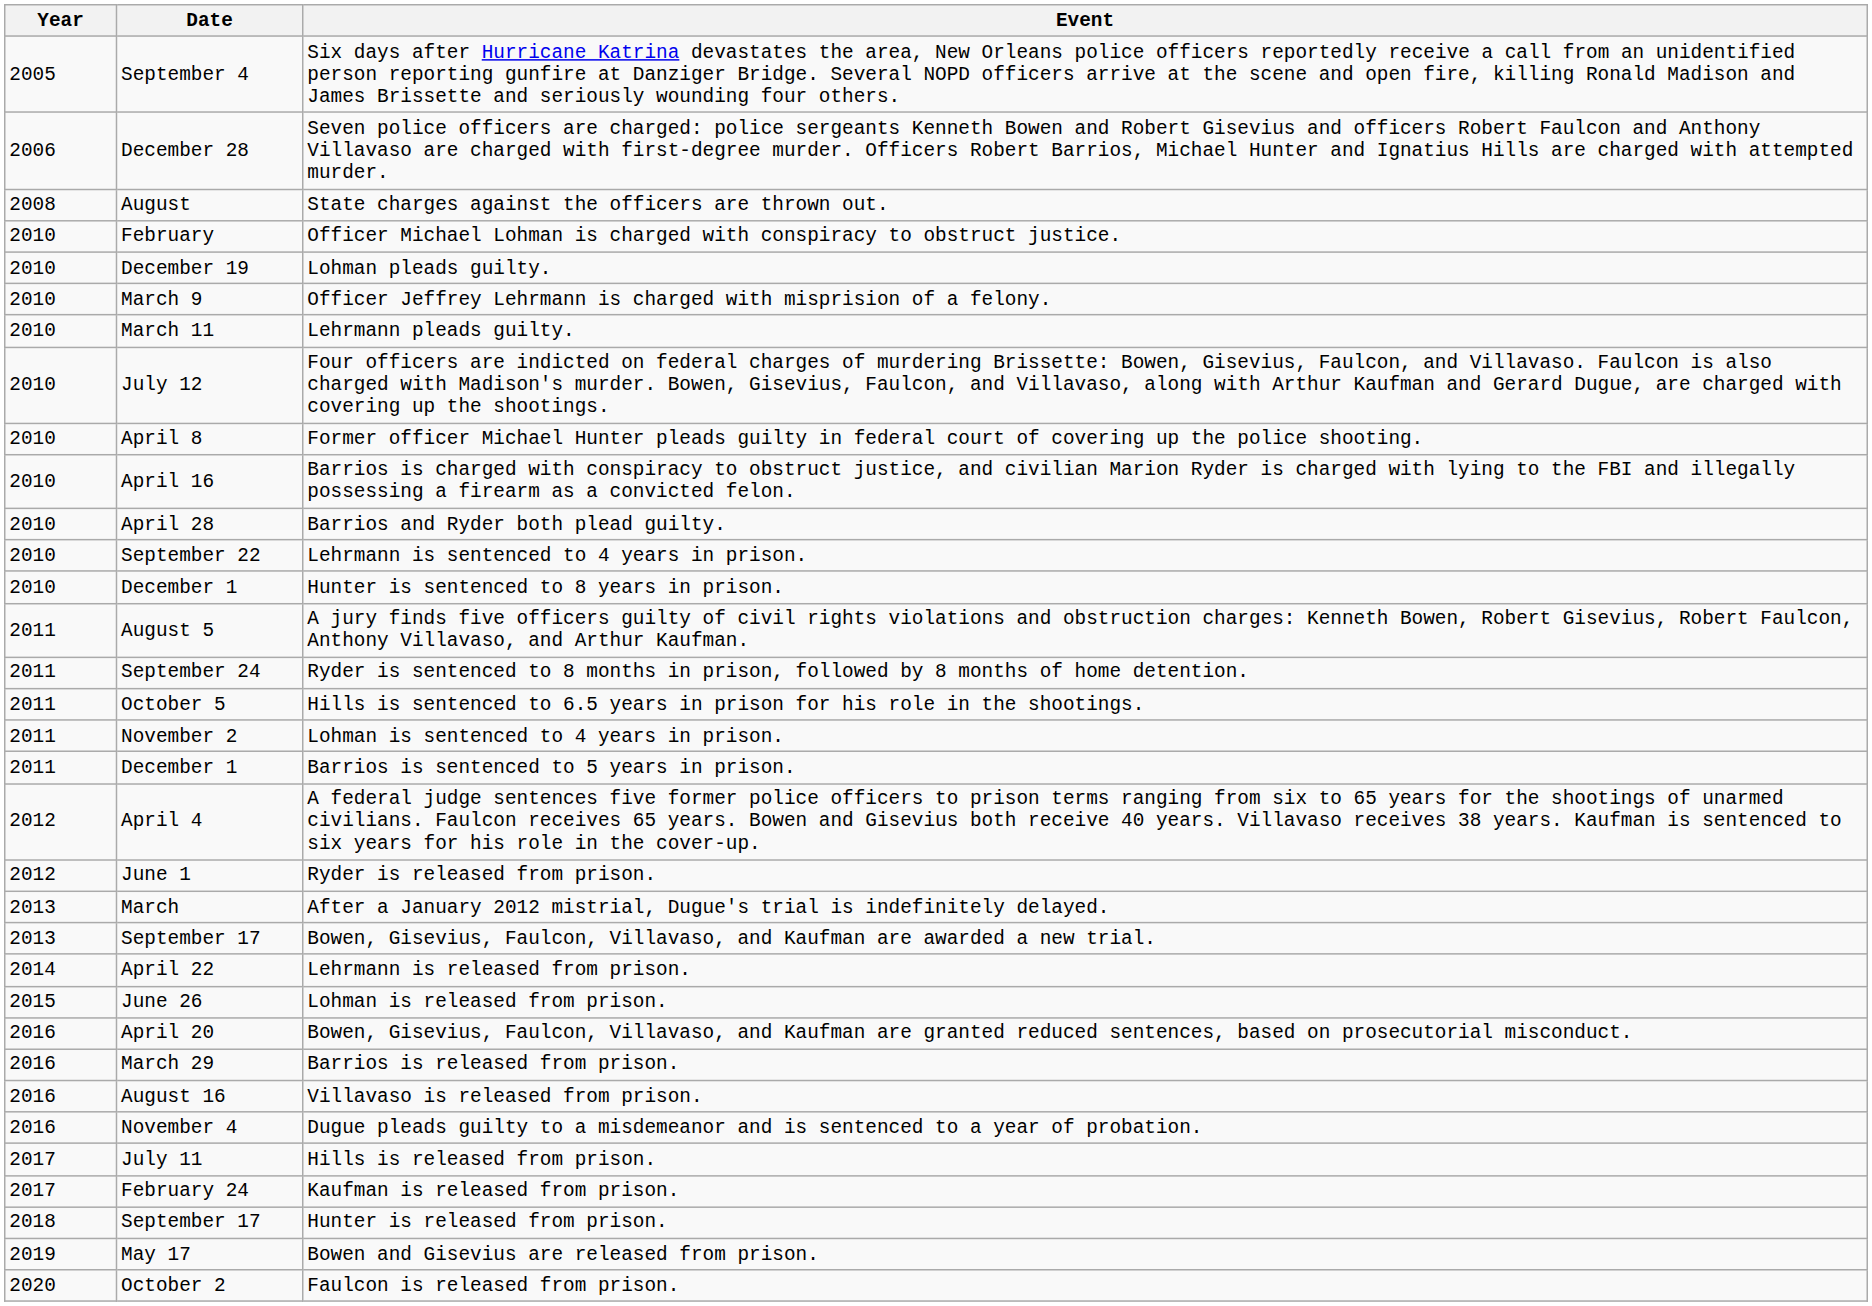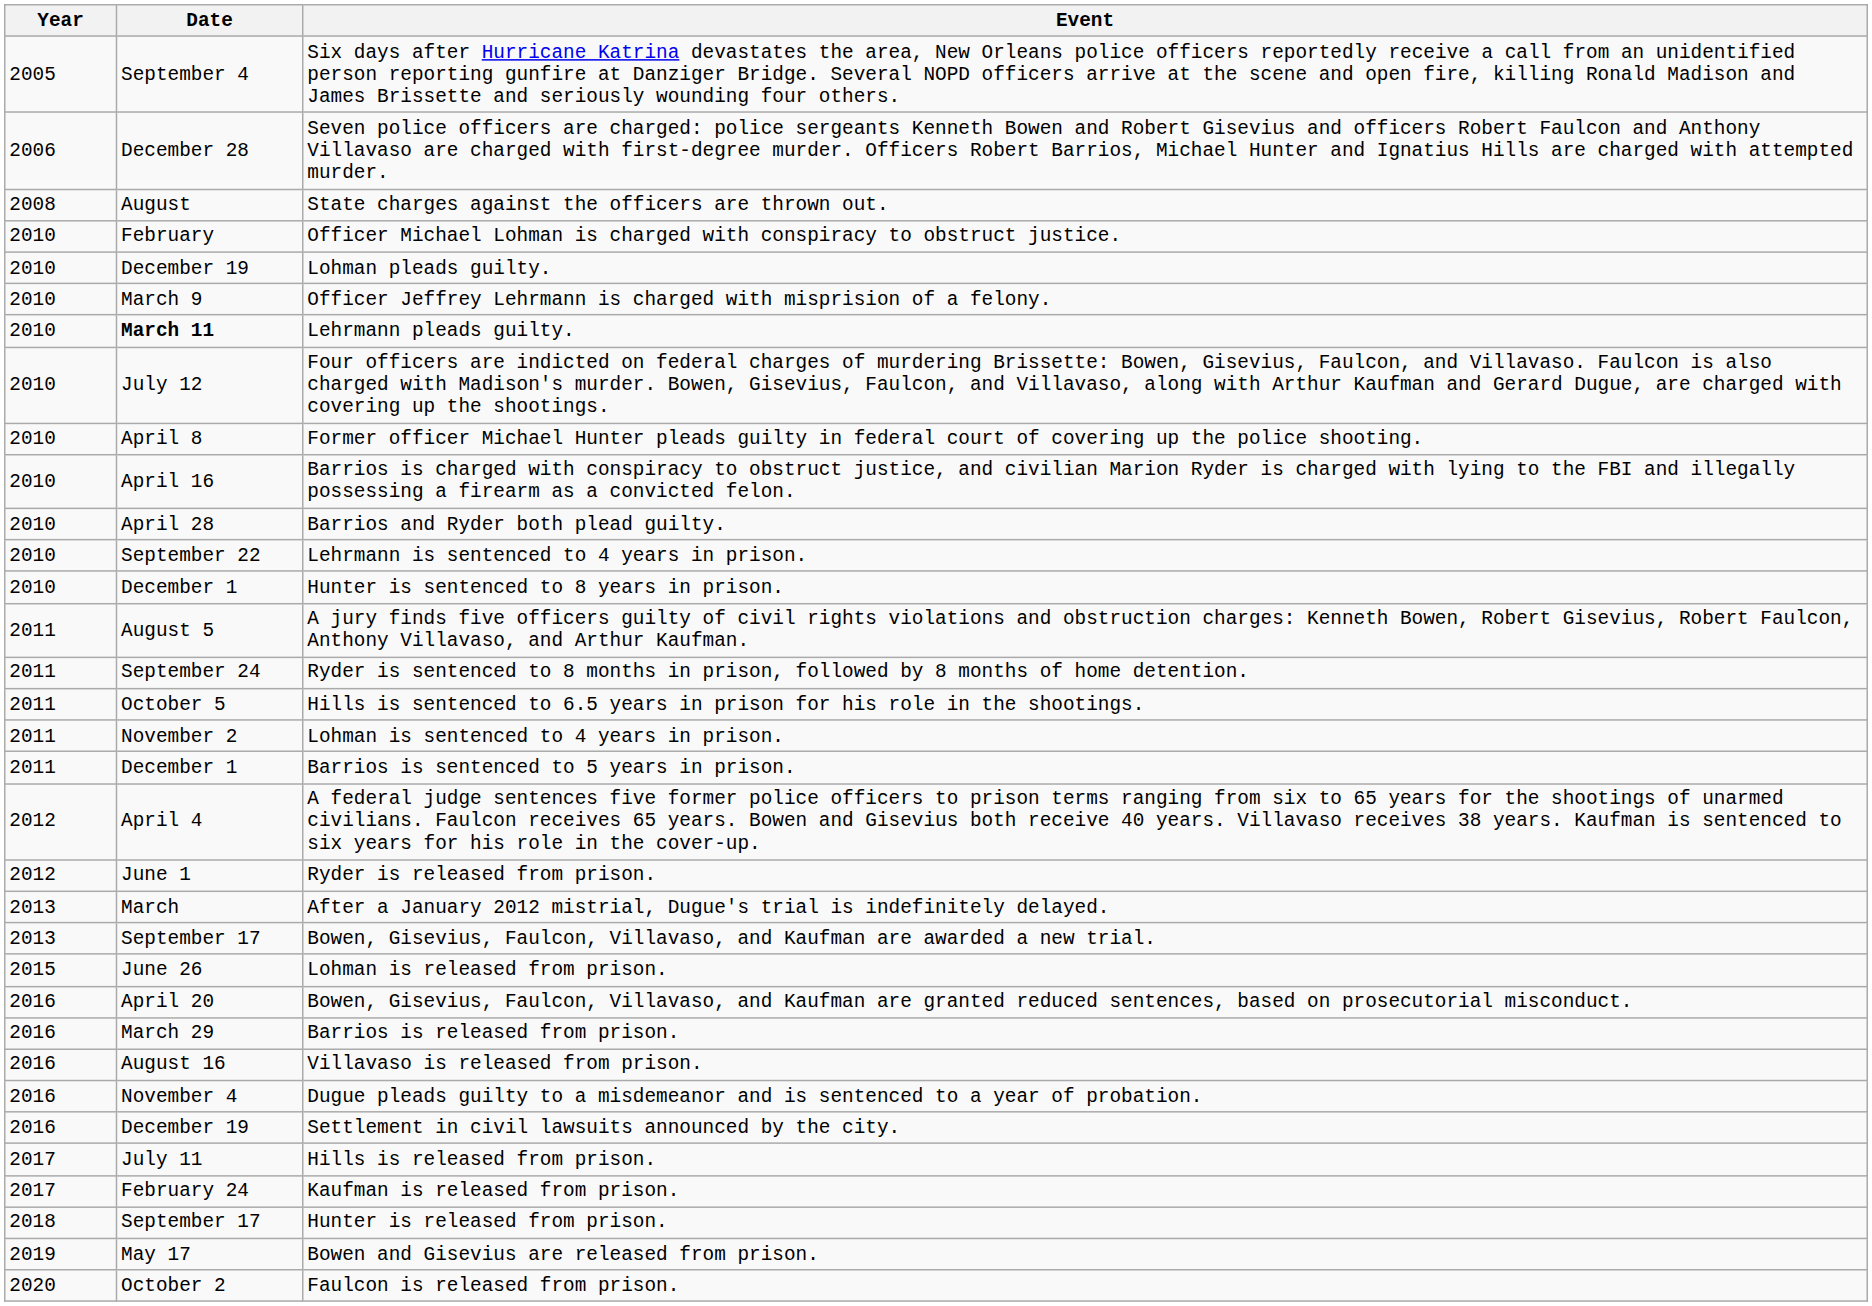(168, 331) normal -> (168, 331) bold
- row: (499, 970)
+ row: (604, 1128)
